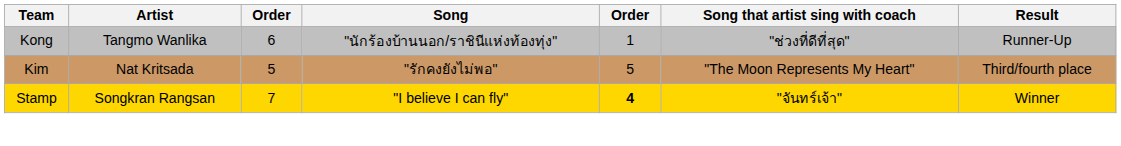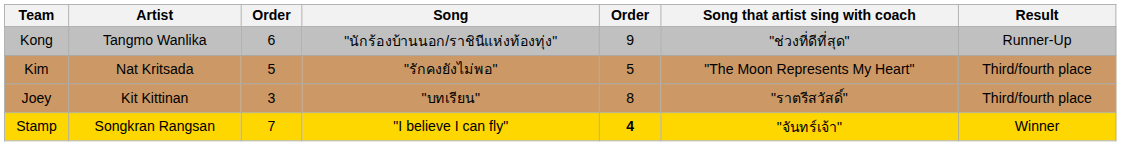(630, 41) 1 -> (630, 41) 9
+ row: (36, 98)
